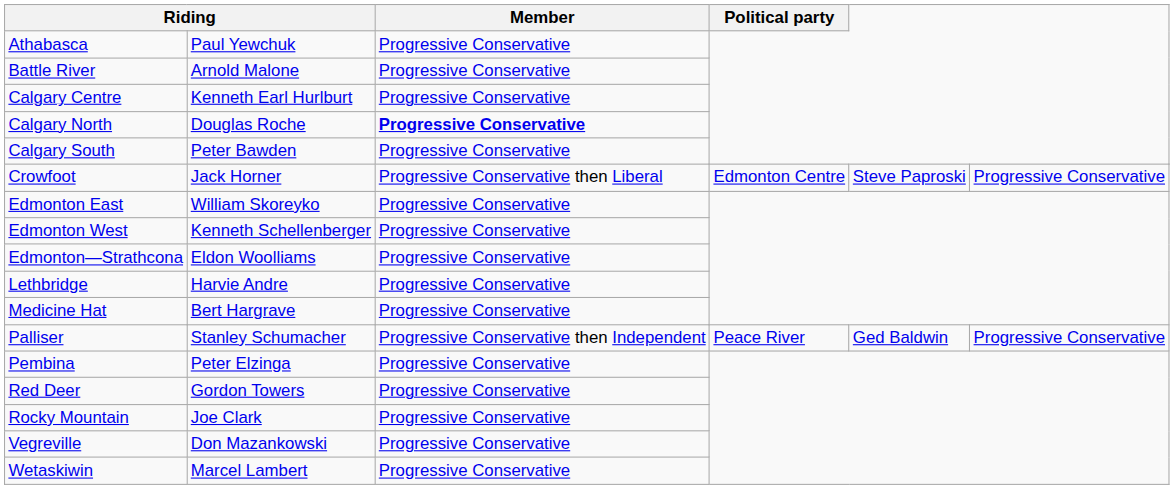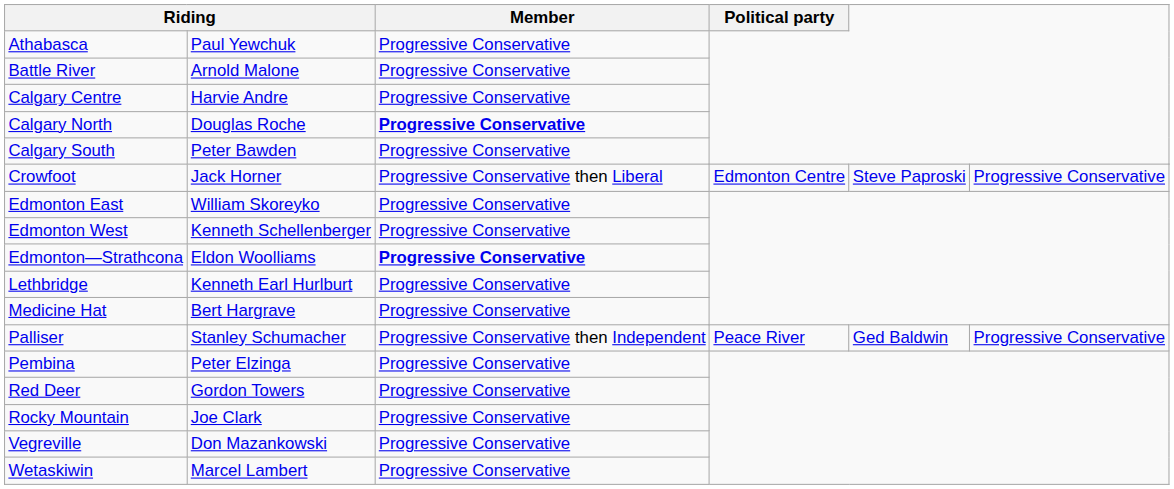(272, 97) Kenneth Earl Hurlburt -> (239, 97) Harvie Andre
(475, 257) normal -> (482, 257) bold
(239, 284) Harvie Andre -> (272, 284) Kenneth Earl Hurlburt
